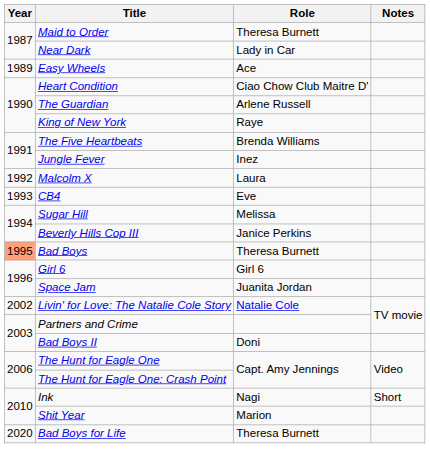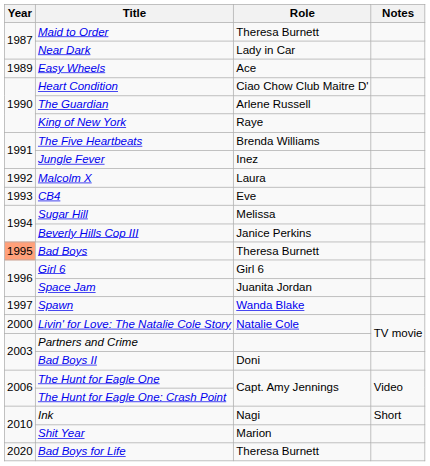+ row: (56, 305)
(20, 305) 2002 -> (20, 324) 2000
